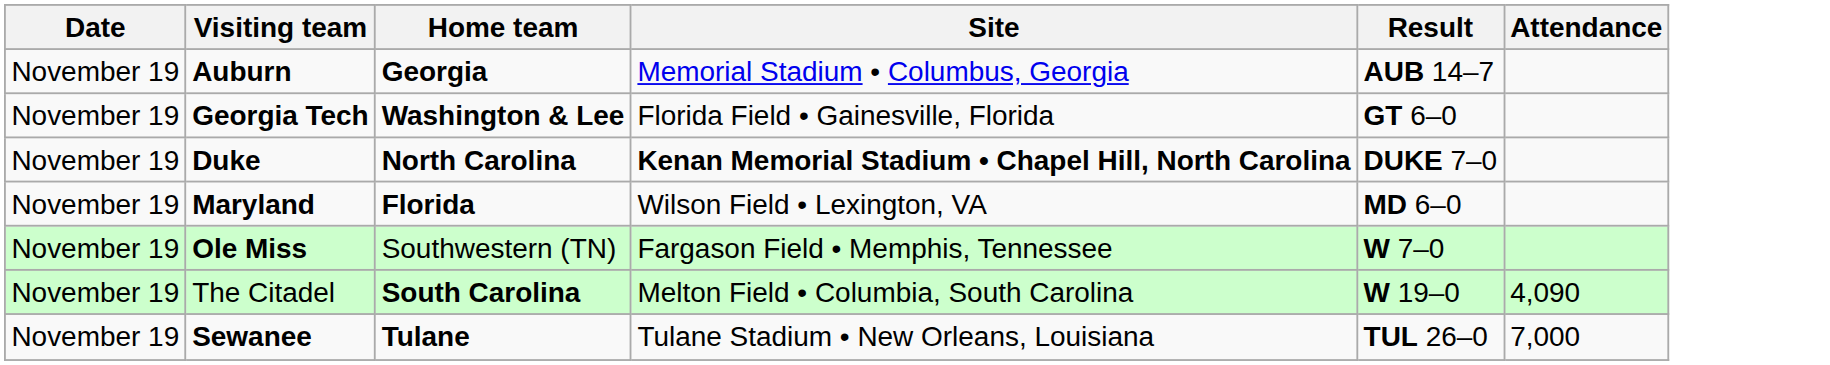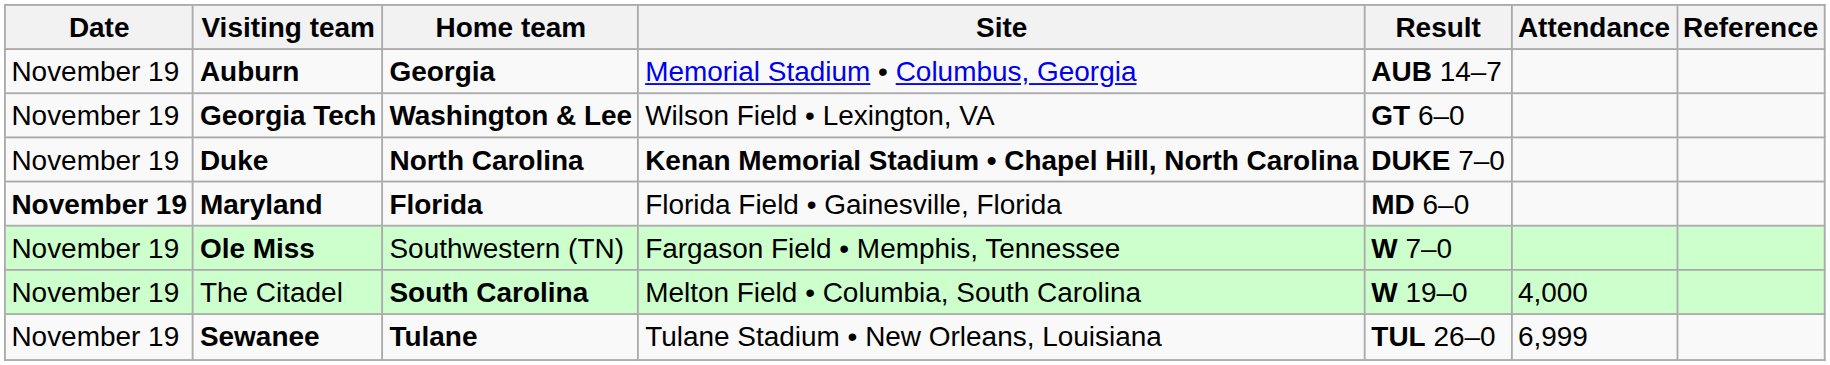+ column: (1751, 27)
(846, 116) Florida Field • Gainesville, Florida -> (820, 116) Wilson Field • Lexington, VA
(95, 204) normal -> (99, 204) bold
(812, 204) Wilson Field • Lexington, VA -> (854, 204) Florida Field • Gainesville, Florida
(1545, 293) 4,090 -> (1553, 293) 4,000
(1545, 337) 7,000 -> (1553, 337) 6,999
